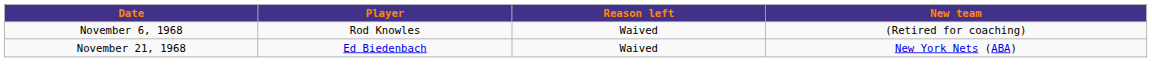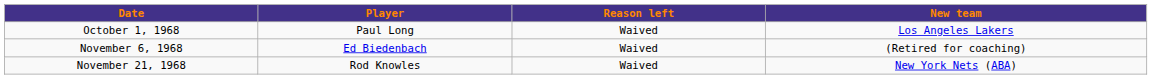+ row: (131, 30)
(385, 30) Rod Knowles -> (385, 48) Ed Biedenbach
(385, 48) Ed Biedenbach -> (385, 65) Rod Knowles
